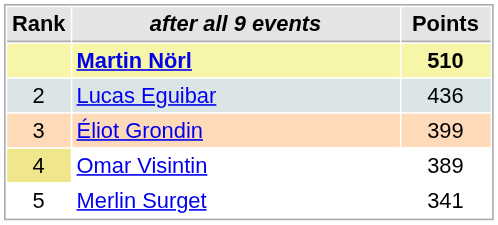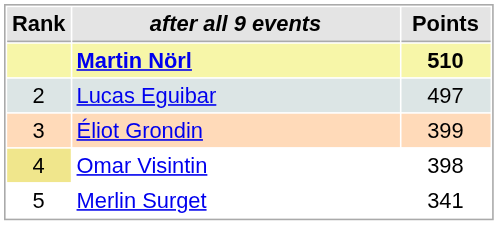(445, 95) 436 -> (445, 95) 497
(445, 165) 389 -> (445, 165) 398
